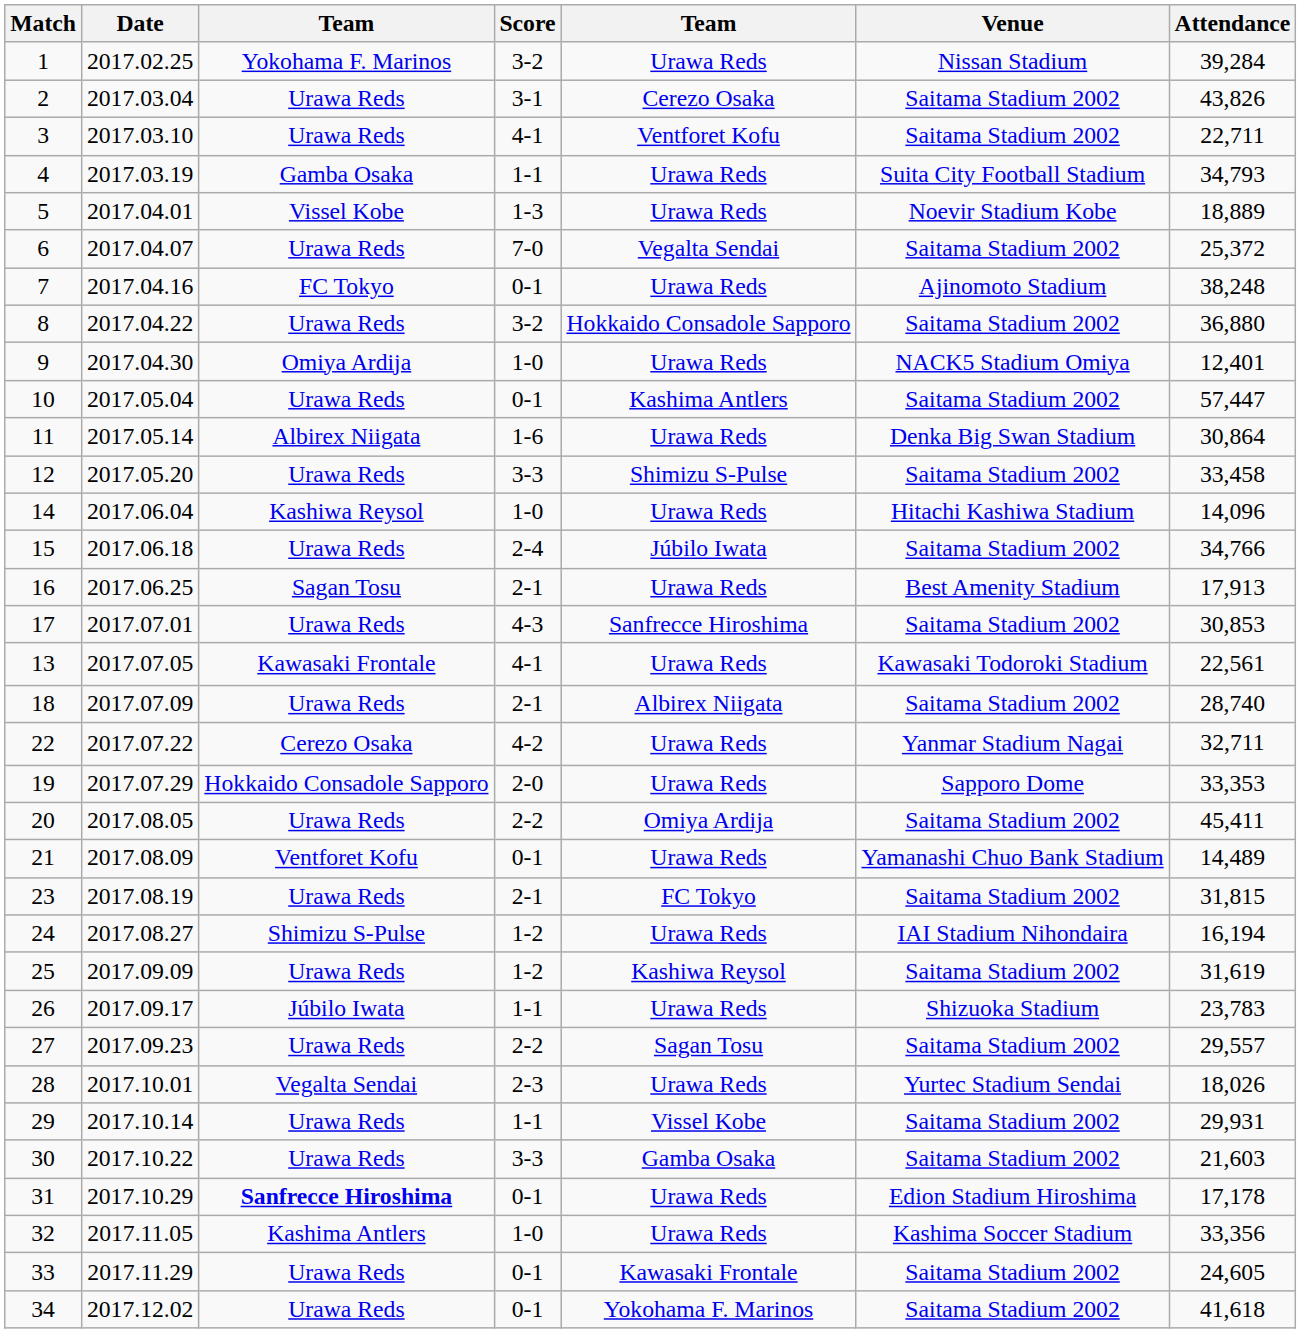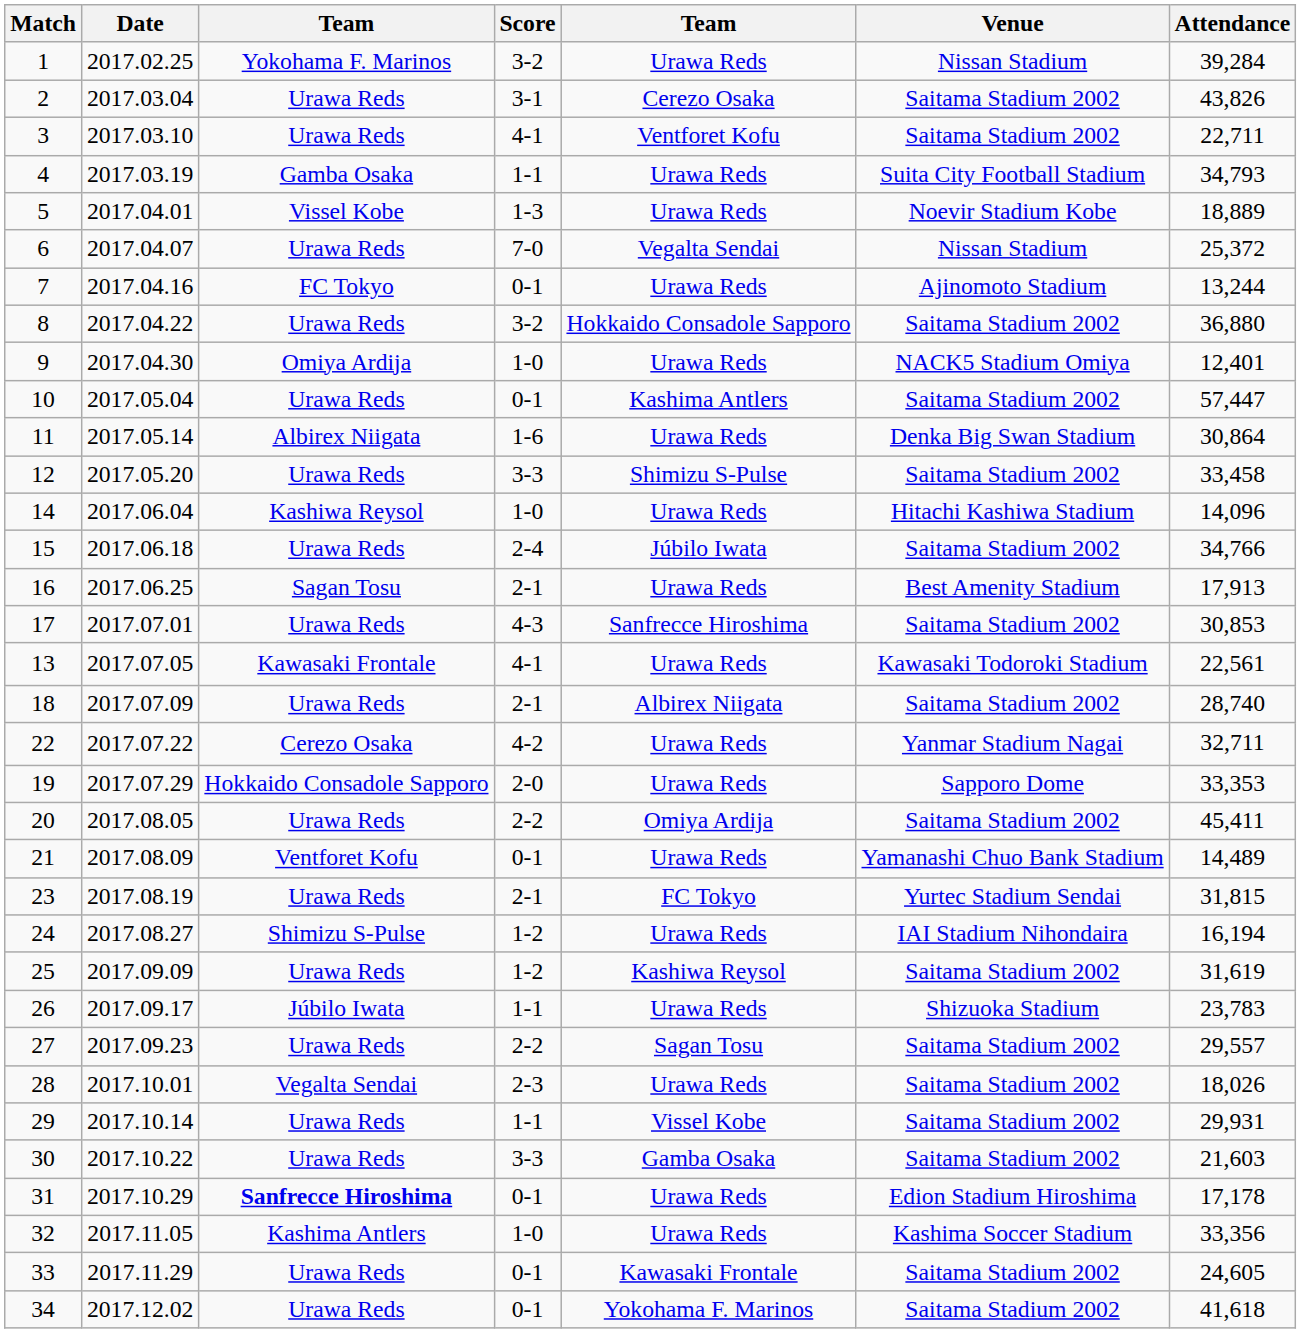(1013, 248) Saitama Stadium 2002 -> (1013, 248) Nissan Stadium
(1232, 286) 38,248 -> (1232, 286) 13,244
(1013, 895) Saitama Stadium 2002 -> (1013, 895) Yurtec Stadium Sendai
(1013, 1083) Yurtec Stadium Sendai -> (1013, 1083) Saitama Stadium 2002
